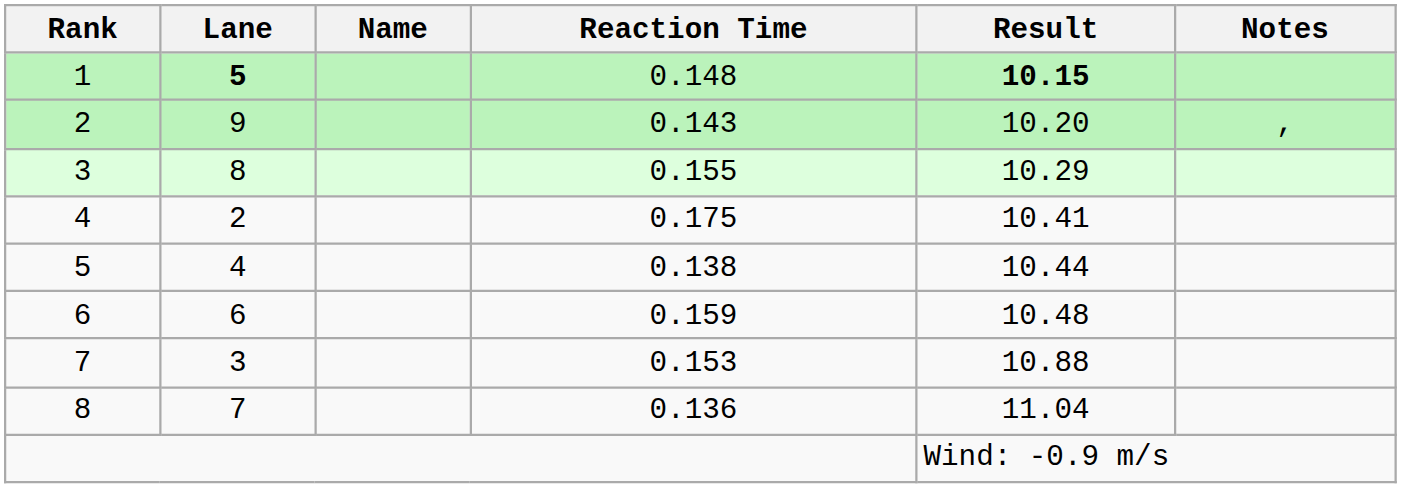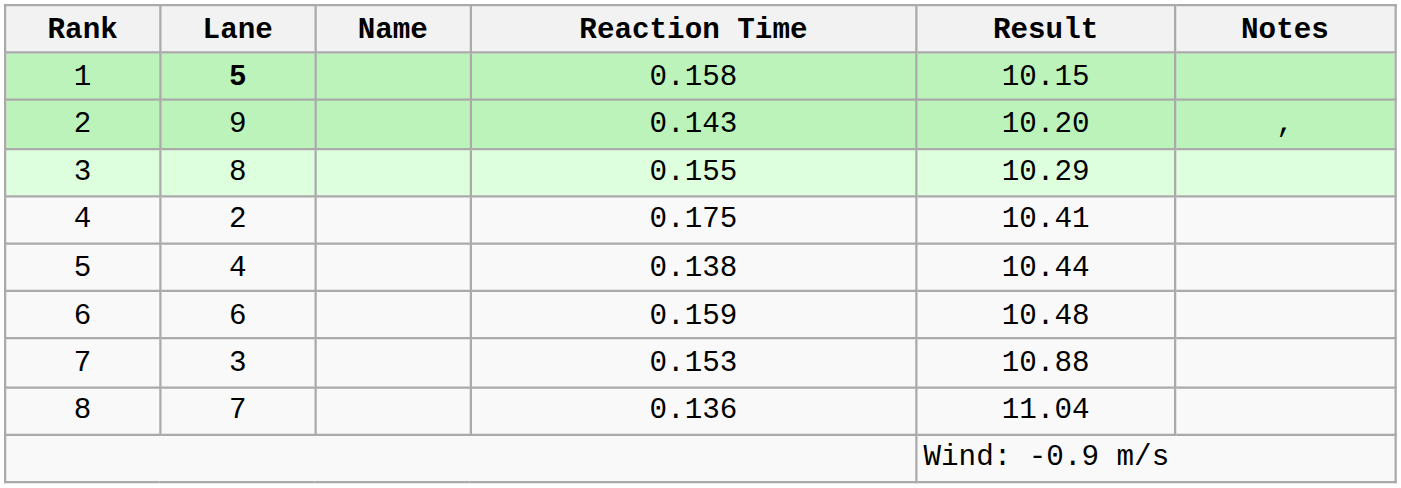(693, 77) 0.148 -> (693, 77) 0.158
(1046, 77) bold -> (1046, 77) normal
